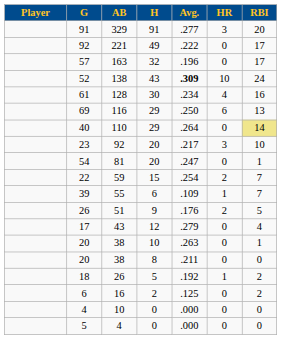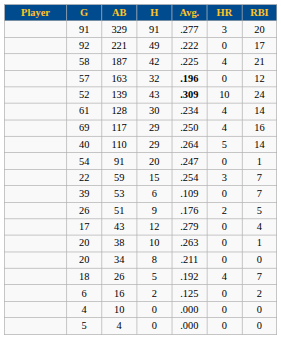+ row: (84, 62)
(189, 62) normal -> (189, 78) bold
(259, 62) 17 -> (259, 78) 12
(119, 78) 138 -> (119, 95) 139
(259, 95) 16 -> (259, 111) 14
(119, 111) 116 -> (119, 128) 117
(224, 111) 6 -> (224, 128) 4
(259, 111) 13 -> (259, 128) 16
(224, 128) 0 -> (224, 144) 5
(259, 128) khaki background -> (259, 144) no background
- row: (84, 144)
(119, 161) 81 -> (119, 161) 91
(224, 177) 2 -> (224, 177) 3
(119, 194) 55 -> (119, 194) 53
(224, 194) 1 -> (224, 194) 0
(119, 260) 38 -> (119, 260) 34
(224, 276) 1 -> (224, 276) 4
(259, 276) 2 -> (259, 276) 7
